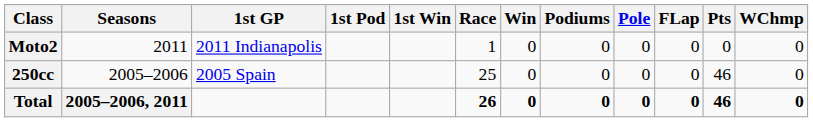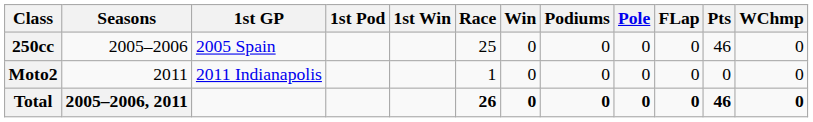rows swapped: (33, 74) <-> (33, 46)
